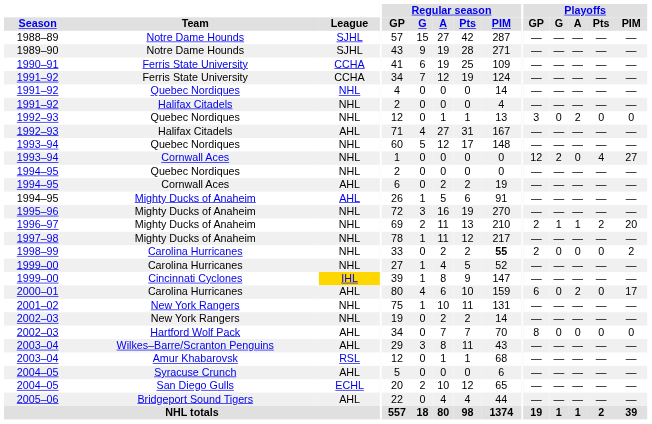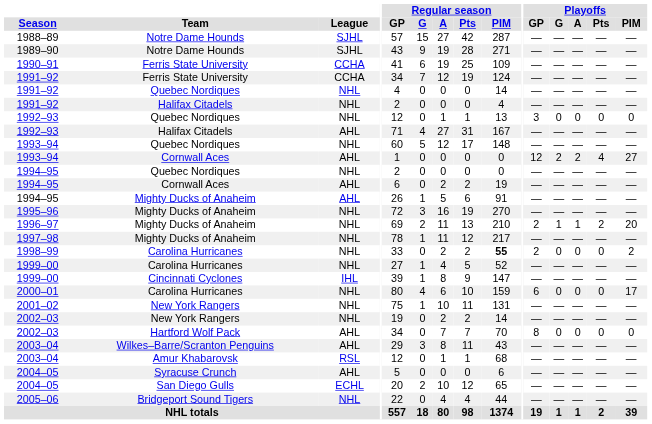(578, 118) 2 -> (578, 118) 0
(350, 158) NHL -> (350, 158) AHL
(578, 158) 0 -> (578, 158) 2
(350, 278) gold background -> (350, 278) no background
(350, 292) AHL -> (350, 292) NHL
(578, 292) 2 -> (578, 292) 0
(350, 399) AHL -> (350, 399) NHL
